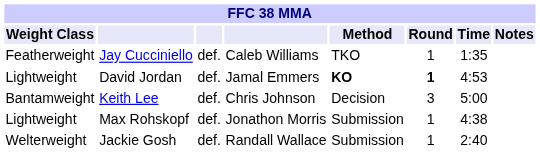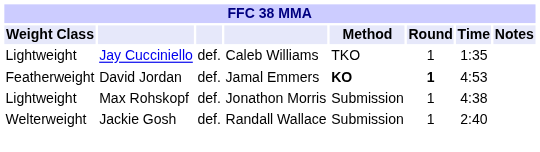(50, 56) Featherweight -> (41, 56) Lightweight
(41, 77) Lightweight -> (50, 77) Featherweight
- row: (129, 98)
